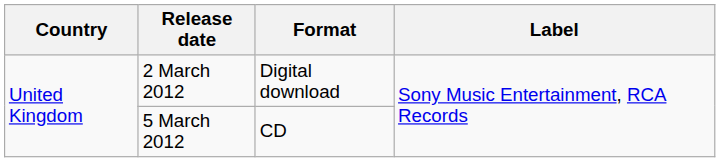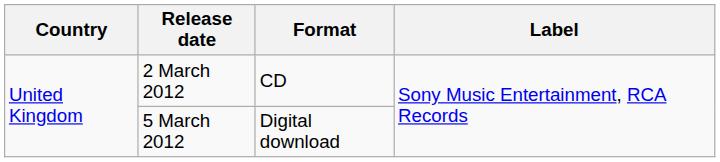(300, 80) Digital download -> (273, 80) CD
(273, 131) CD -> (300, 131) Digital download
